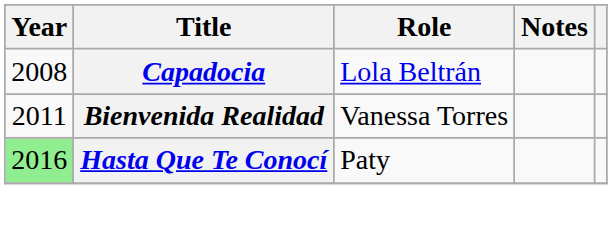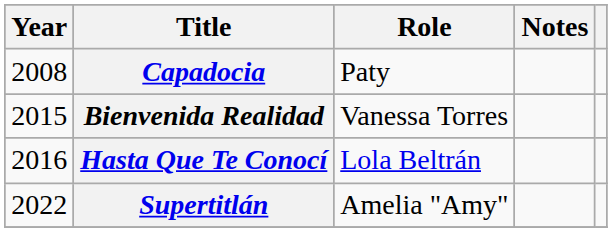(411, 71) Lola Beltrán -> (365, 71) Paty
(39, 115) 2011 -> (39, 115) 2015
(39, 159) lightgreen background -> (39, 159) no background
(365, 159) Paty -> (411, 159) Lola Beltrán
+ row: (204, 204)
